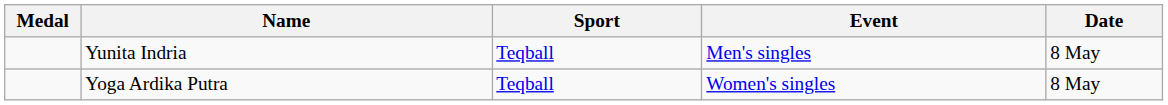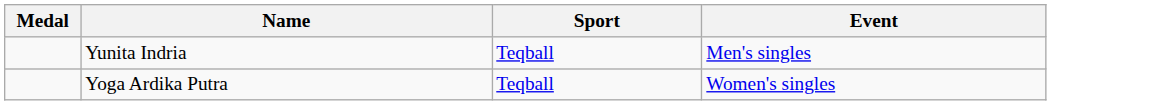- column: (1104, 20)
